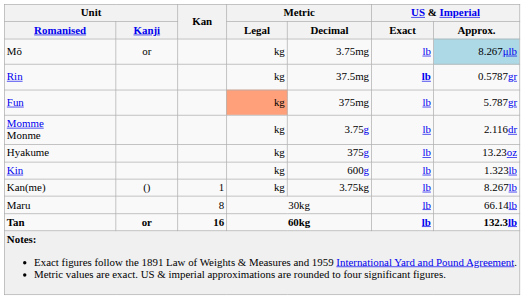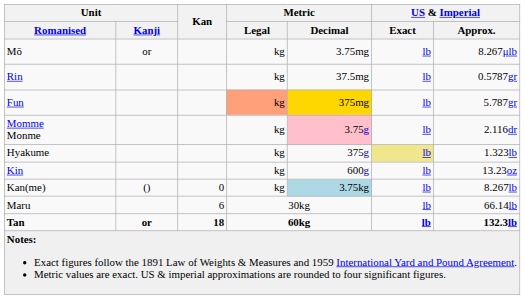(498, 51) lightblue background -> (498, 51) no background
(426, 77) bold -> (427, 77) normal
(354, 102) no background -> (354, 102) gold background
(357, 130) no background -> (357, 130) pink background
(427, 153) no background -> (427, 153) khaki background
(500, 153) 13.23oz -> (501, 153) 1.323lb
(501, 170) 1.323lb -> (500, 170) 13.23oz
(221, 187) 1 -> (221, 187) 0
(354, 187) no background -> (354, 187) lightblue background
(221, 205) 8 -> (221, 205) 6
(219, 222) 16 -> (219, 222) 18
